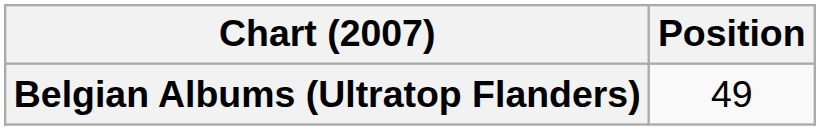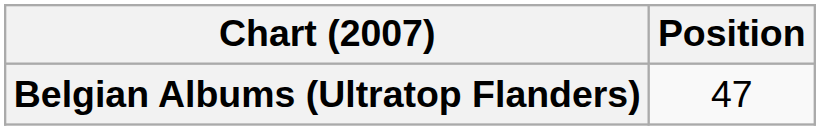(732, 93) 49 -> (732, 93) 47
